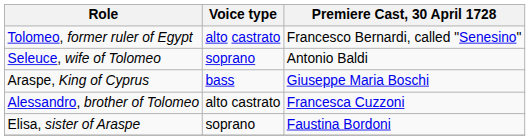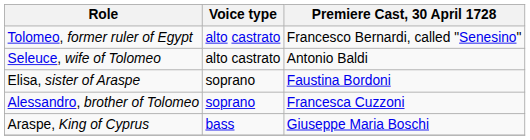(230, 59) soprano -> (243, 59) alto castrato
rows swapped: (74, 124) <-> (78, 80)
(243, 102) alto castrato -> (230, 102) soprano
